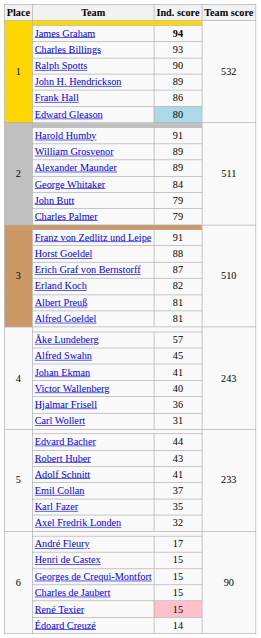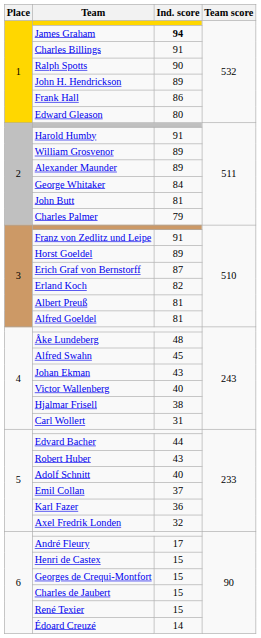(178, 49) 93 -> (178, 49) 91
(178, 114) lightblue background -> (178, 114) no background
(178, 200) 79 -> (178, 200) 81
(178, 254) 88 -> (178, 254) 89
(178, 340) 57 -> (178, 340) 48
(178, 372) 41 -> (178, 372) 43
(178, 405) 36 -> (178, 405) 38
(178, 474) 41 -> (178, 474) 40
(178, 507) 35 -> (178, 507) 36
(178, 609) pink background -> (178, 609) no background
